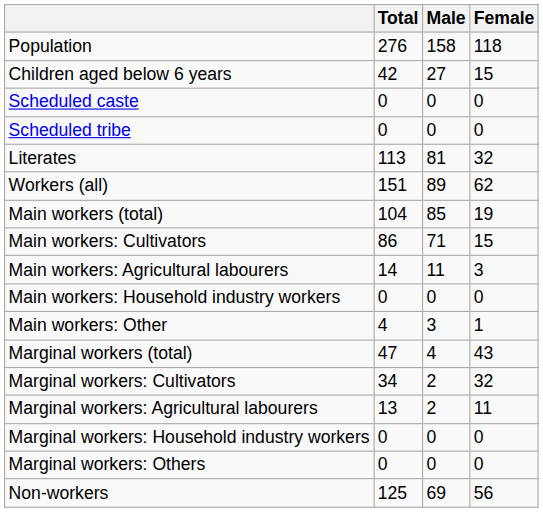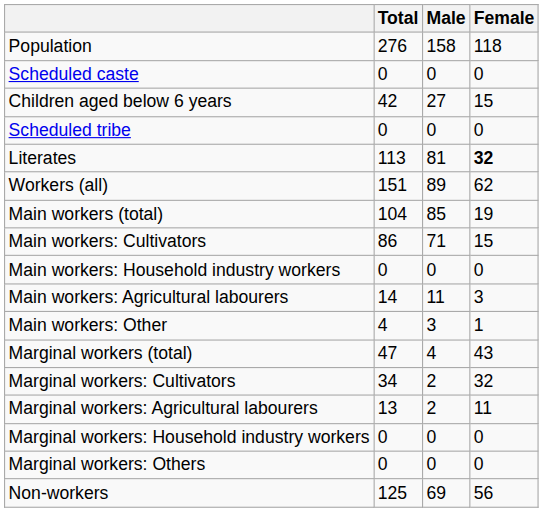rows swapped: (120, 74) <-> (74, 102)
(484, 158) normal -> (484, 158) bold
rows swapped: (148, 269) <-> (174, 297)
